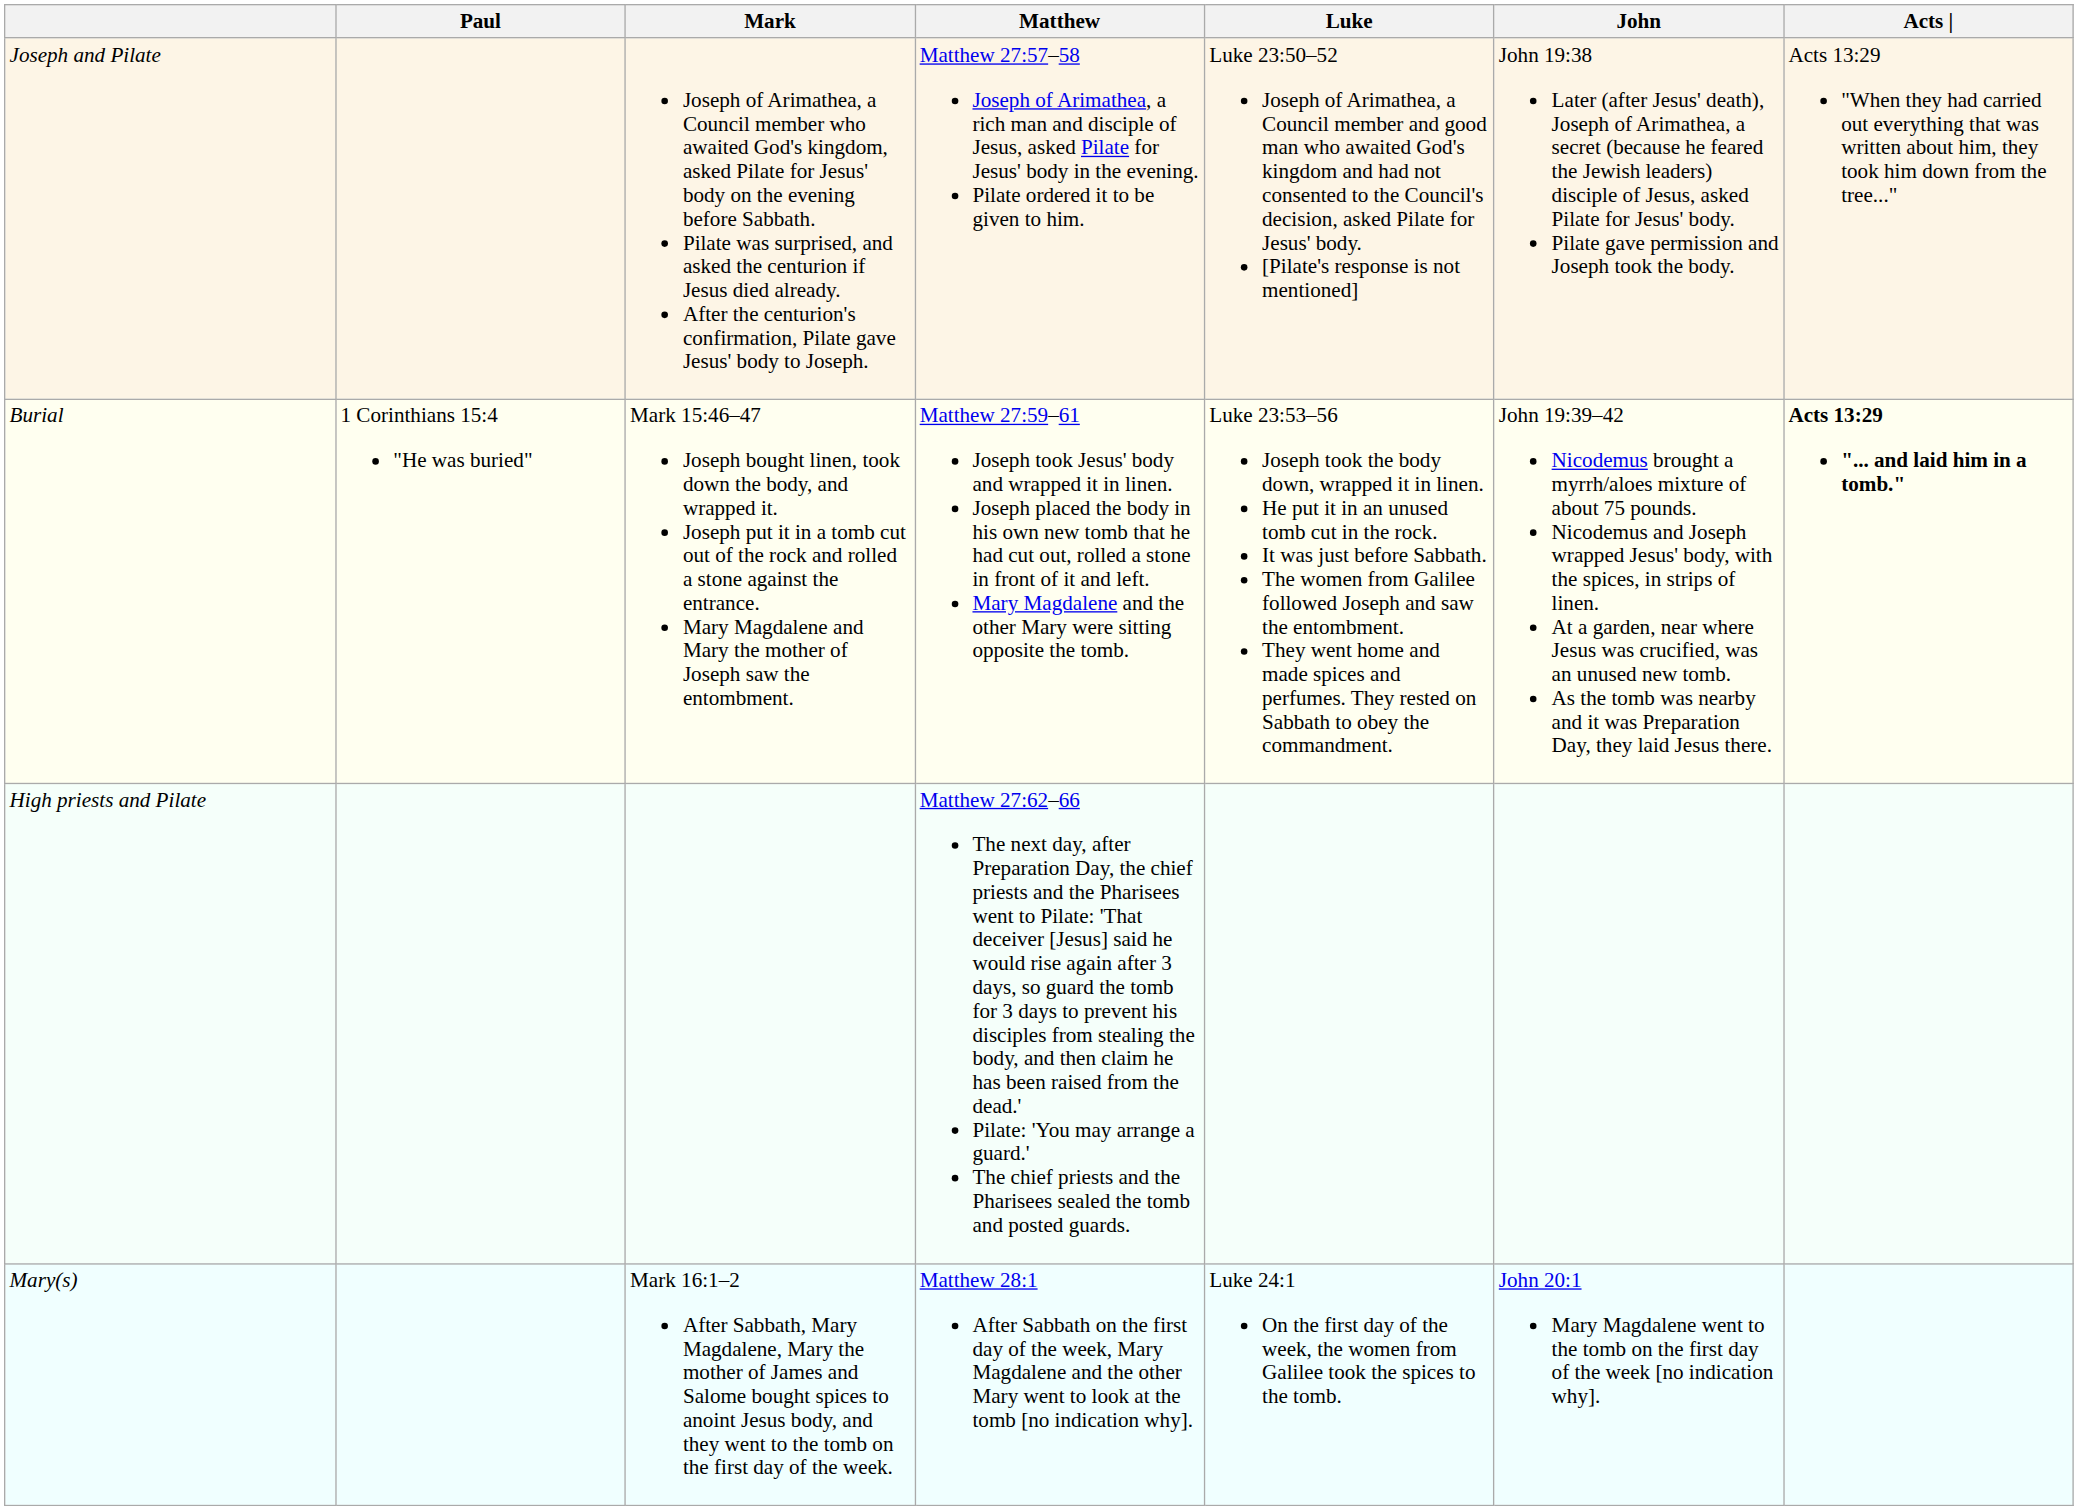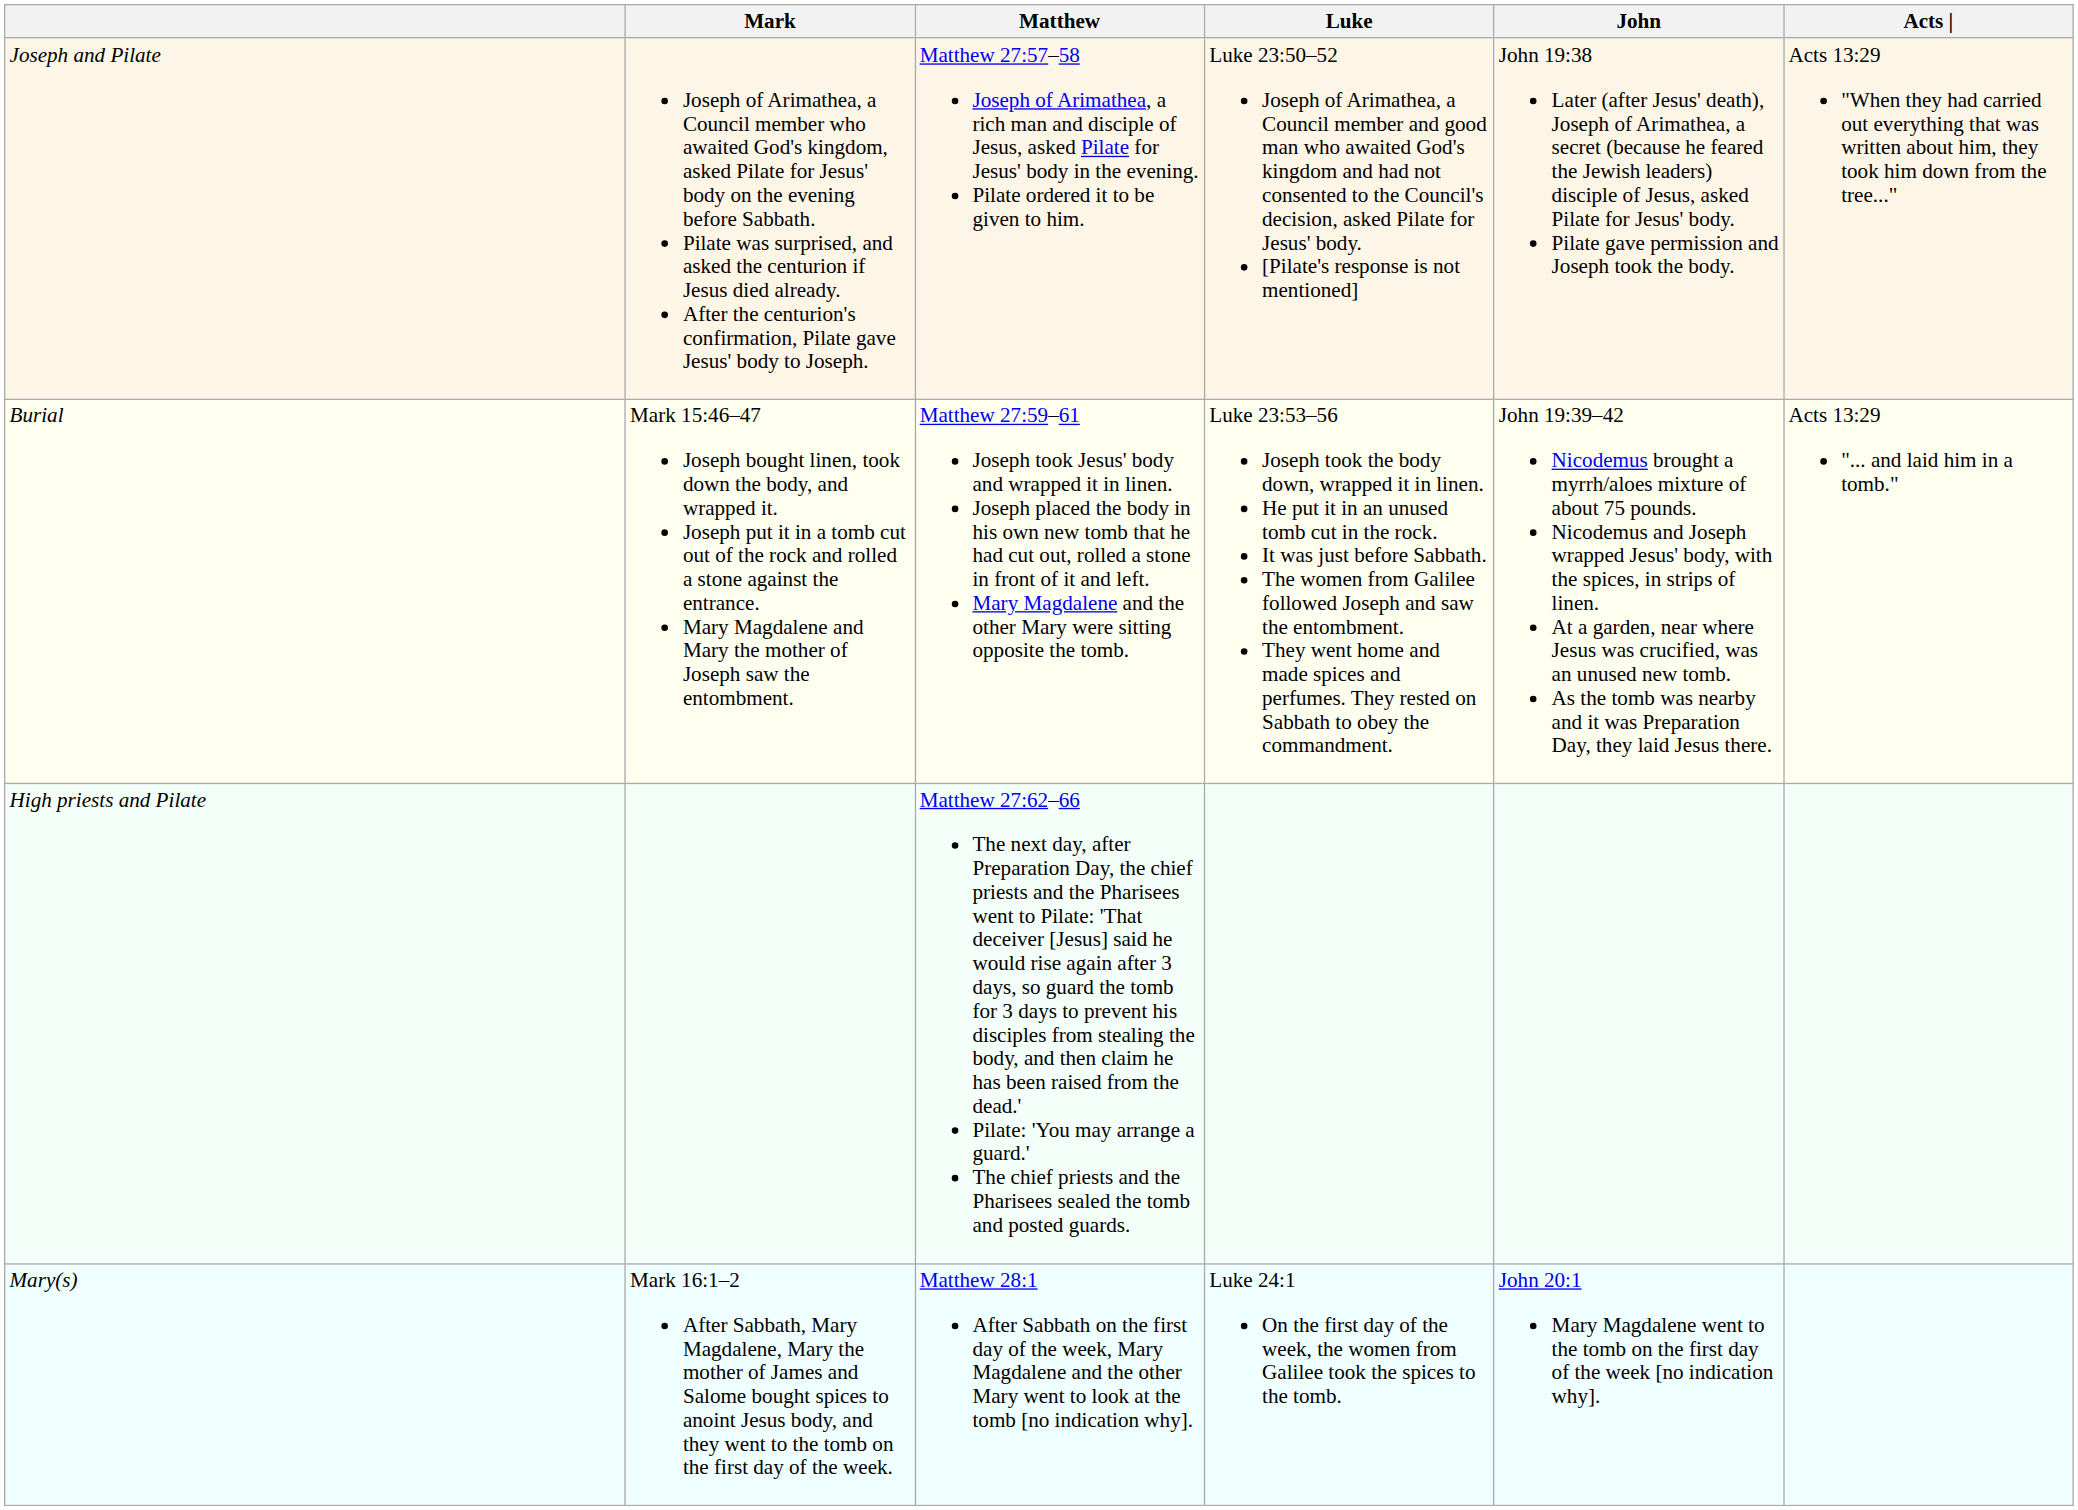- column: (480, 21)
(1928, 450) bold -> (1928, 450) normal
